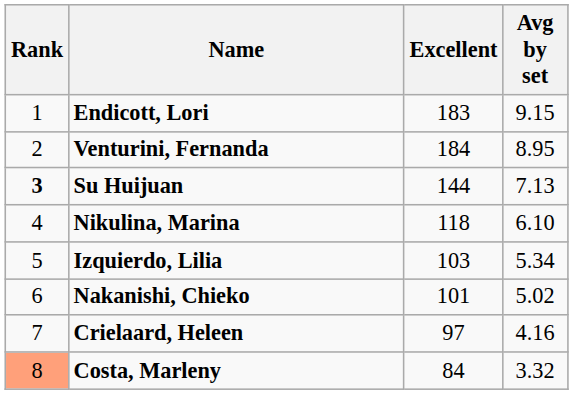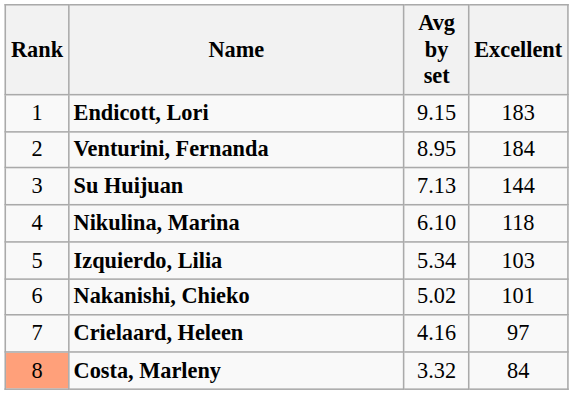columns swapped: (453, 49) <-> (535, 49)
(37, 186) bold -> (37, 186) normal
